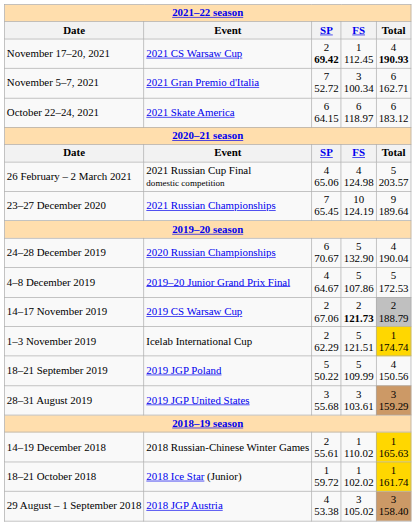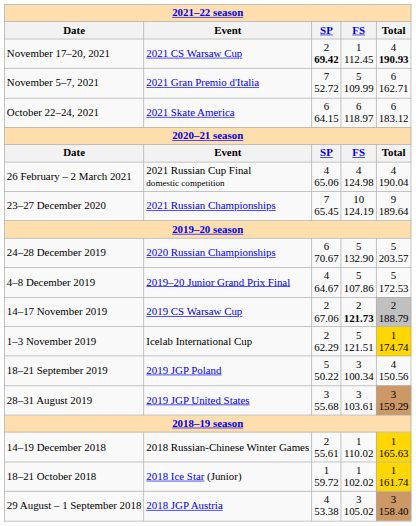(359, 83) 3 100.34 -> (359, 83) 5 109.99
(394, 176) 5 203.57 -> (394, 176) 4 190.04
(394, 252) 4 190.04 -> (394, 252) 5 203.57
(359, 370) 5 109.99 -> (359, 370) 3 100.34
